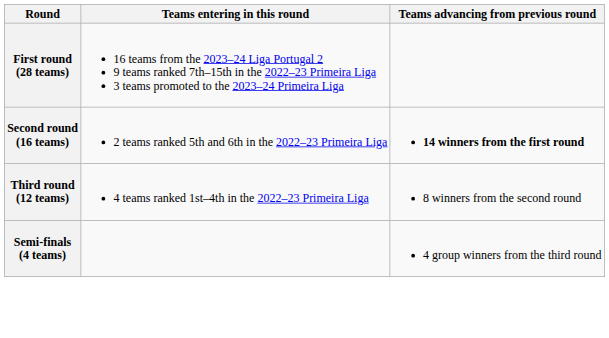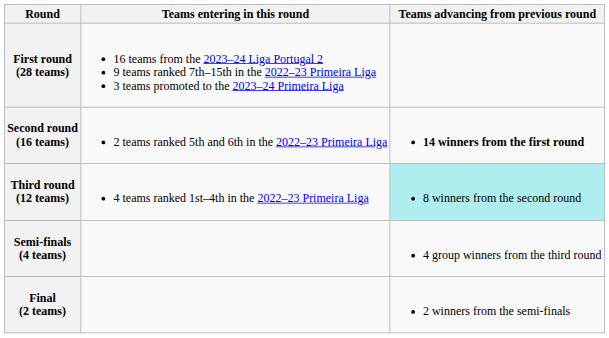(497, 198) no background -> (497, 198) paleturquoise background
+ row: (43, 304)
